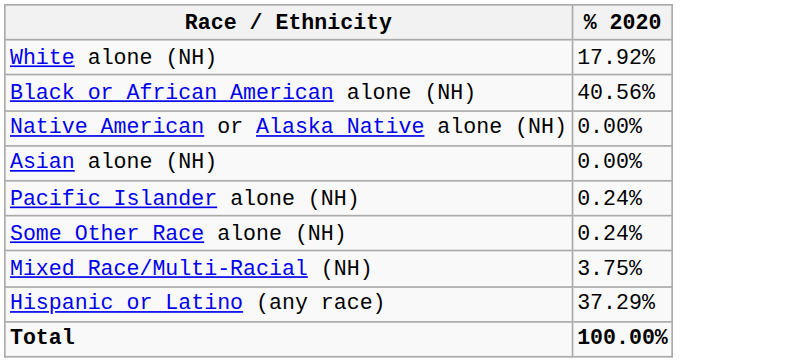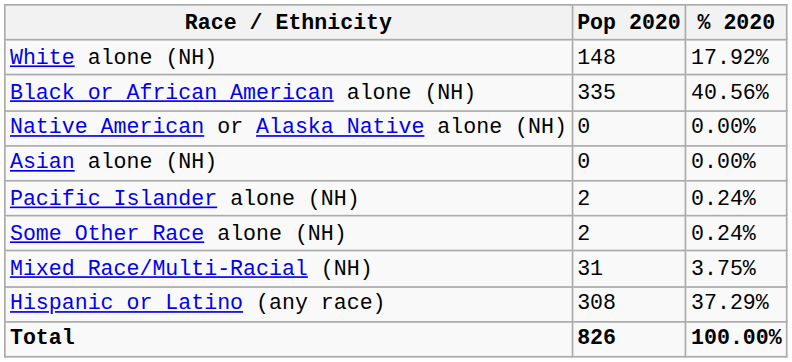+ column: (629, 22)
